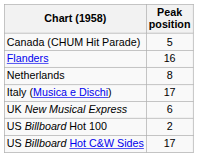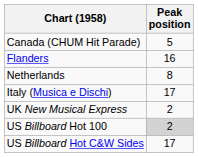(170, 110) 6 -> (170, 110) 2
(170, 127) no background -> (170, 127) lightgrey background
